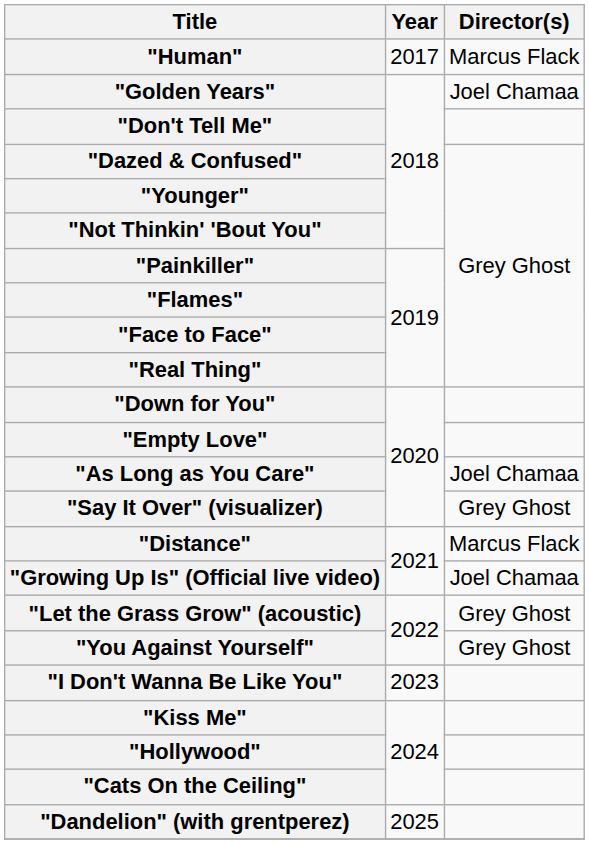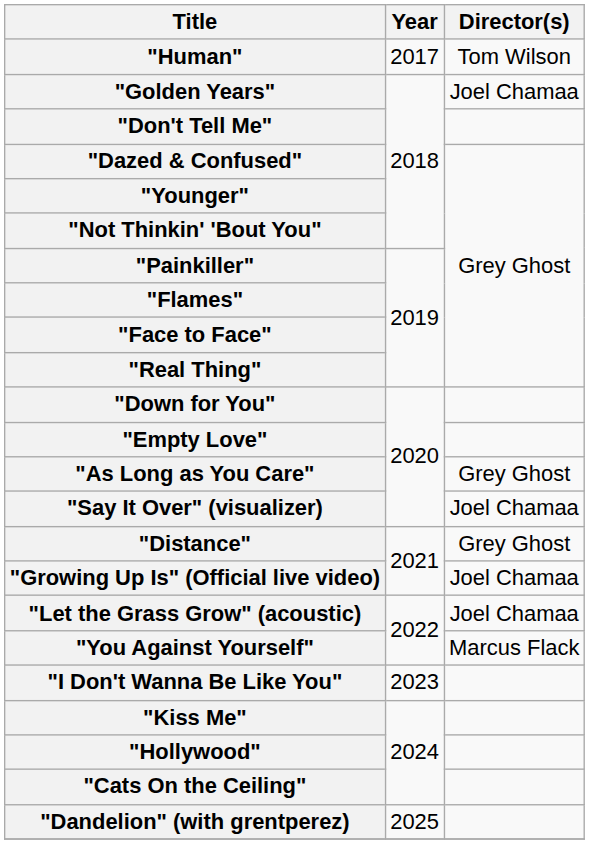(514, 56) Marcus Flack -> (514, 56) Tom Wilson
(514, 473) Joel Chamaa -> (514, 473) Grey Ghost
(514, 508) Grey Ghost -> (514, 508) Joel Chamaa
(514, 543) Marcus Flack -> (514, 543) Grey Ghost
(514, 612) Grey Ghost -> (514, 612) Joel Chamaa
(514, 647) Grey Ghost -> (514, 647) Marcus Flack
